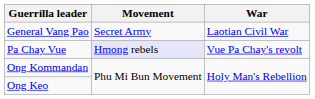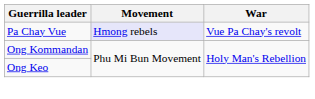- row: (48, 31)
